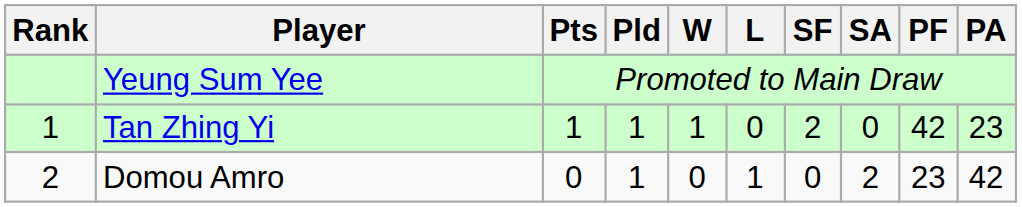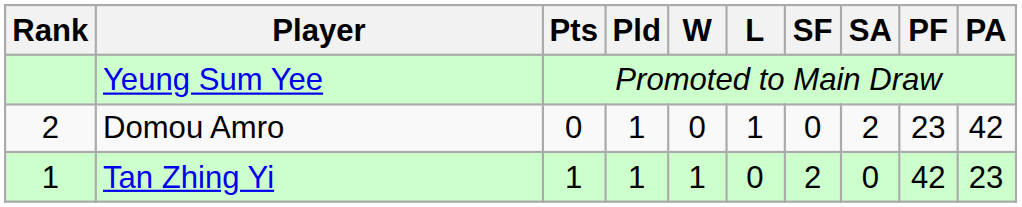rows swapped: (189, 128) <-> (194, 177)
